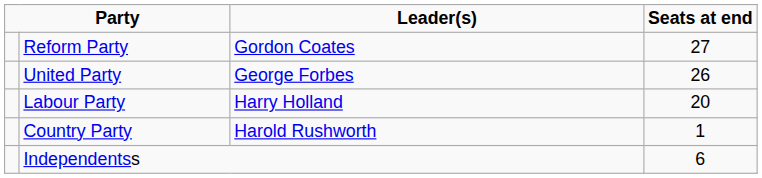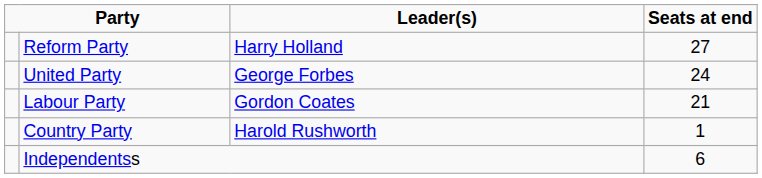(294, 46) Gordon Coates -> (289, 46) Harry Holland
(700, 74) 26 -> (700, 74) 24
(289, 103) Harry Holland -> (294, 103) Gordon Coates
(700, 103) 20 -> (700, 103) 21
